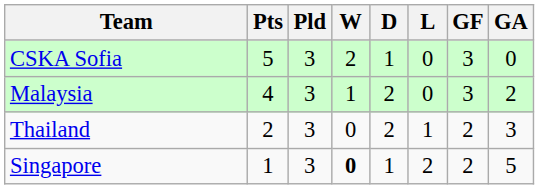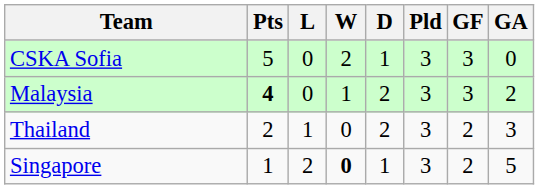columns swapped: (310, 22) <-> (428, 22)
(268, 93) normal -> (268, 93) bold
